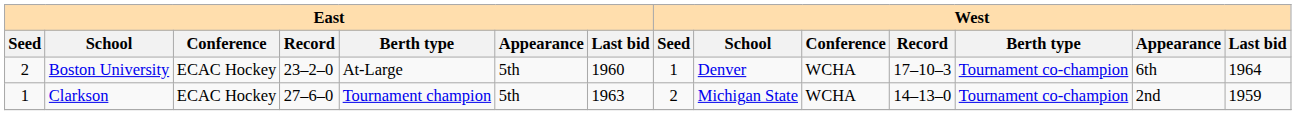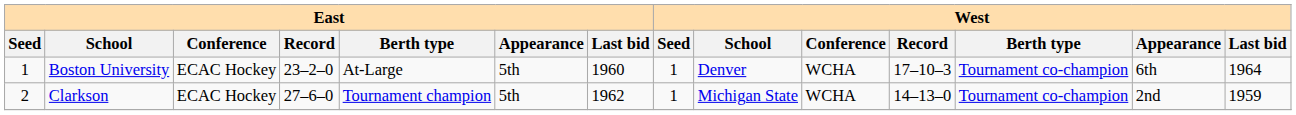(25, 69) 2 -> (25, 69) 1
(25, 95) 1 -> (25, 95) 2
(608, 95) 1963 -> (608, 95) 1962
(674, 95) 2 -> (674, 95) 1
